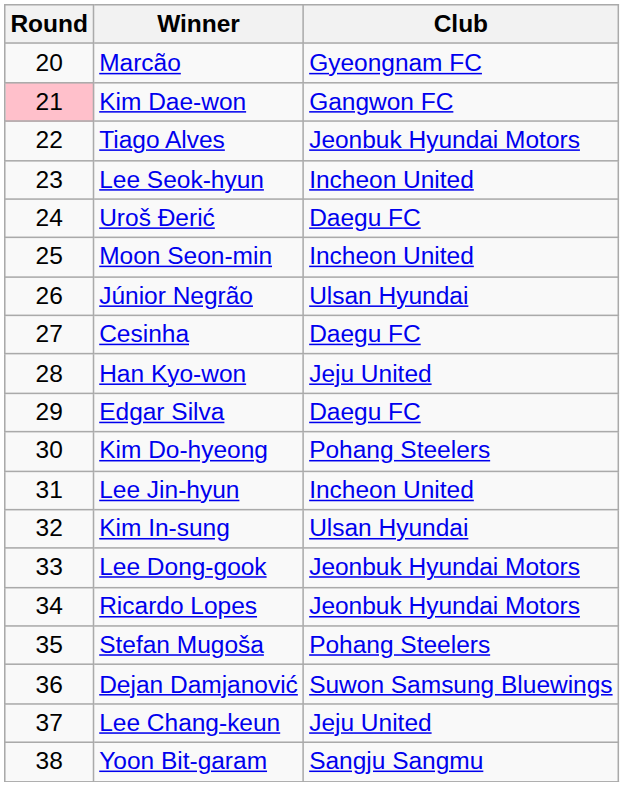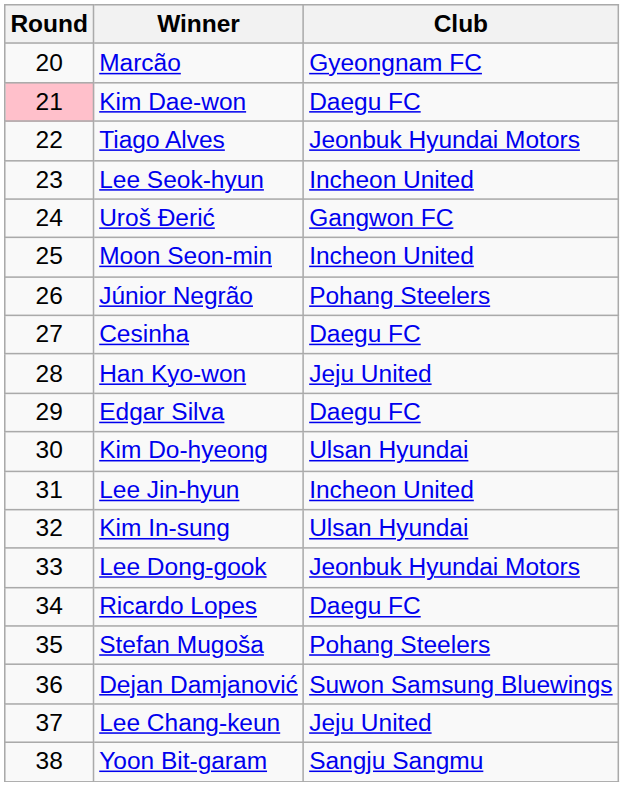(381, 101) Gangwon FC -> (365, 101) Daegu FC
(365, 218) Daegu FC -> (381, 218) Gangwon FC
(389, 295) Ulsan Hyundai -> (400, 295) Pohang Steelers
(400, 450) Pohang Steelers -> (389, 450) Ulsan Hyundai
(445, 606) Jeonbuk Hyundai Motors -> (365, 606) Daegu FC
